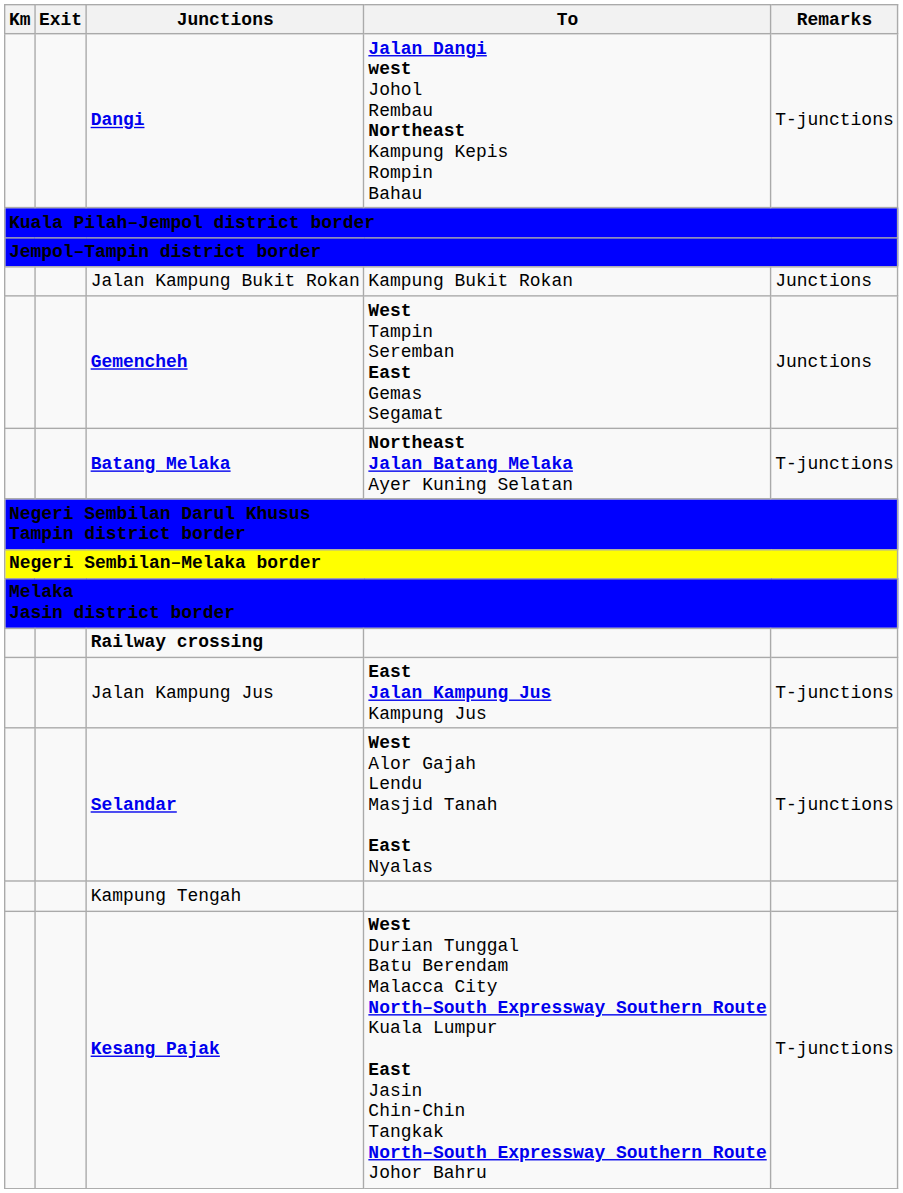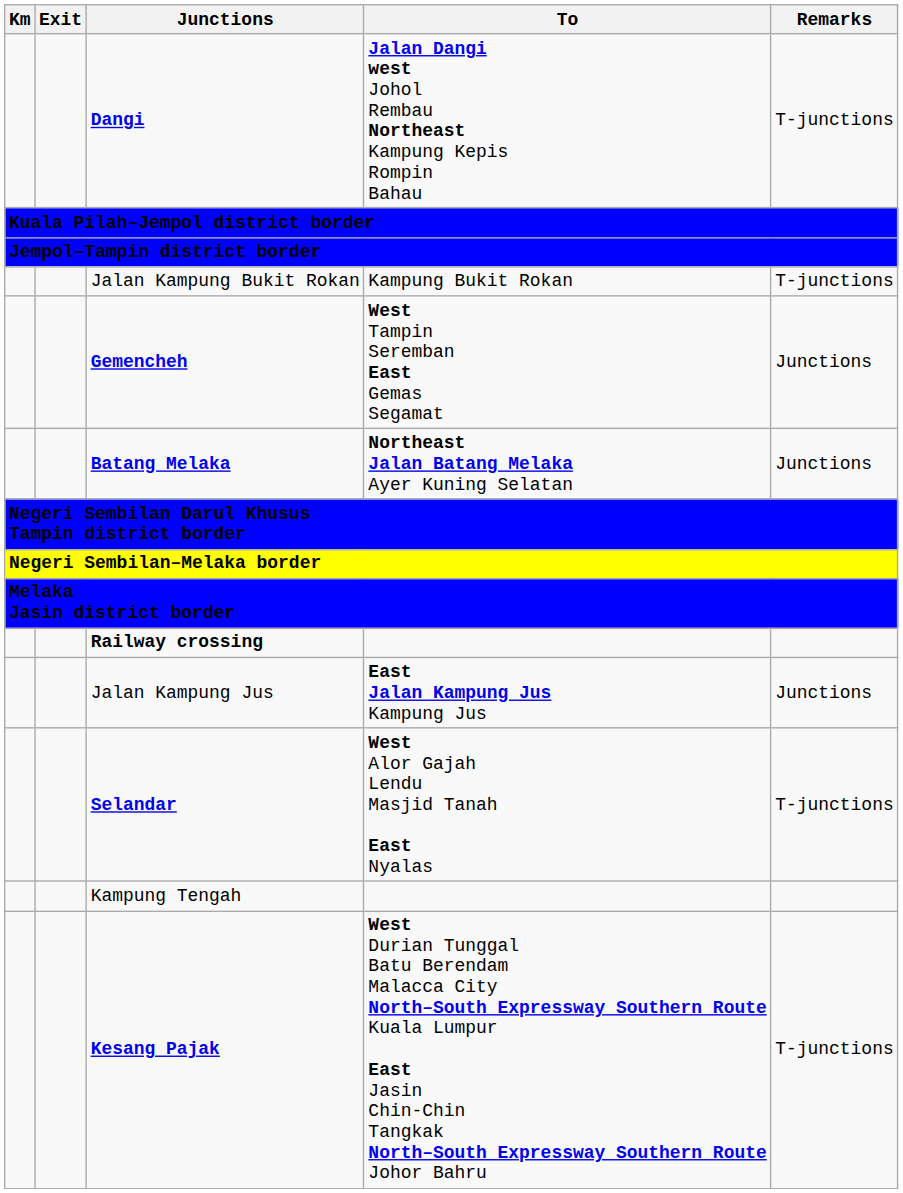(824, 281) Junctions -> (834, 281) T-junctions
(834, 464) T-junctions -> (824, 464) Junctions
(834, 693) T-junctions -> (824, 693) Junctions
